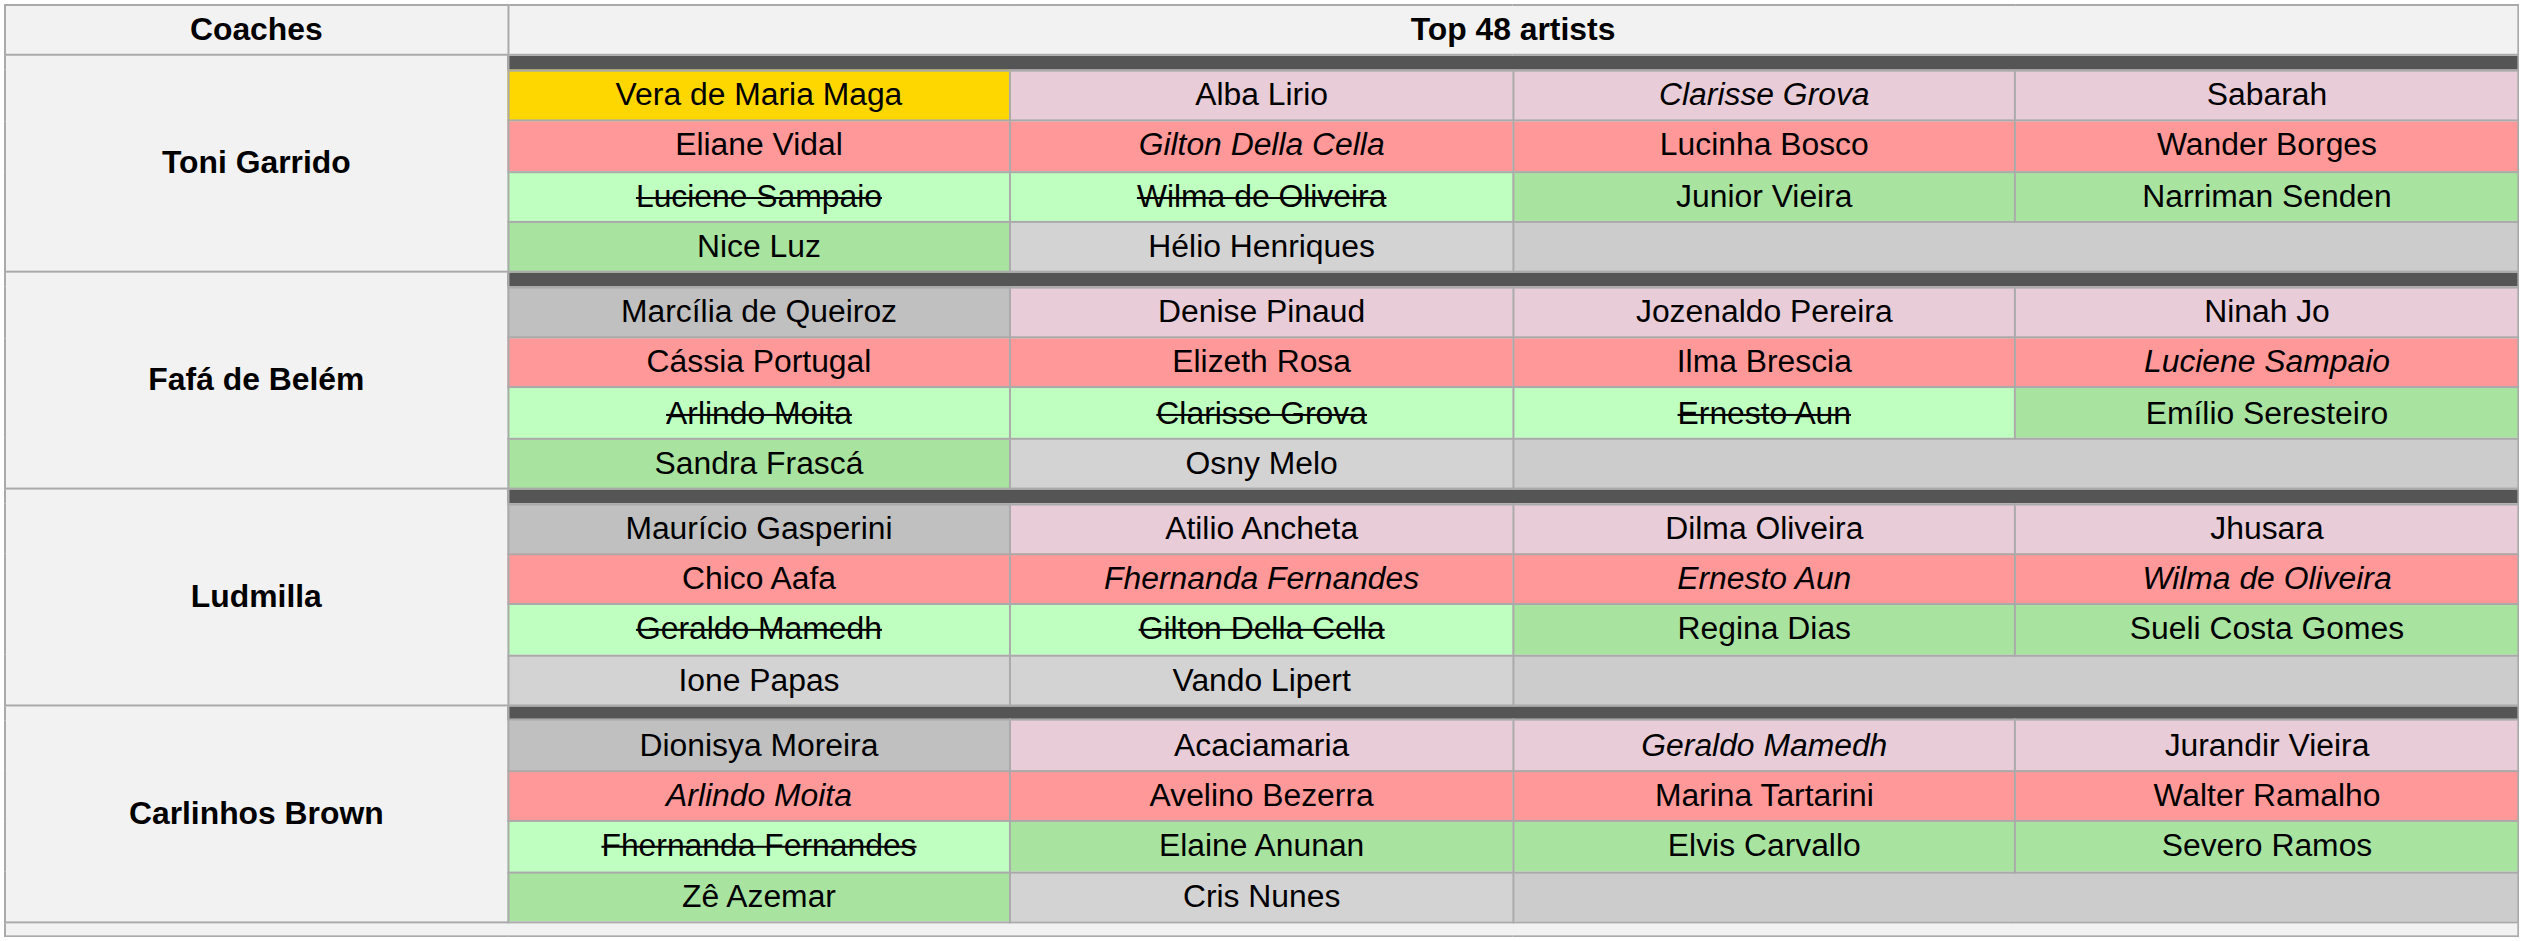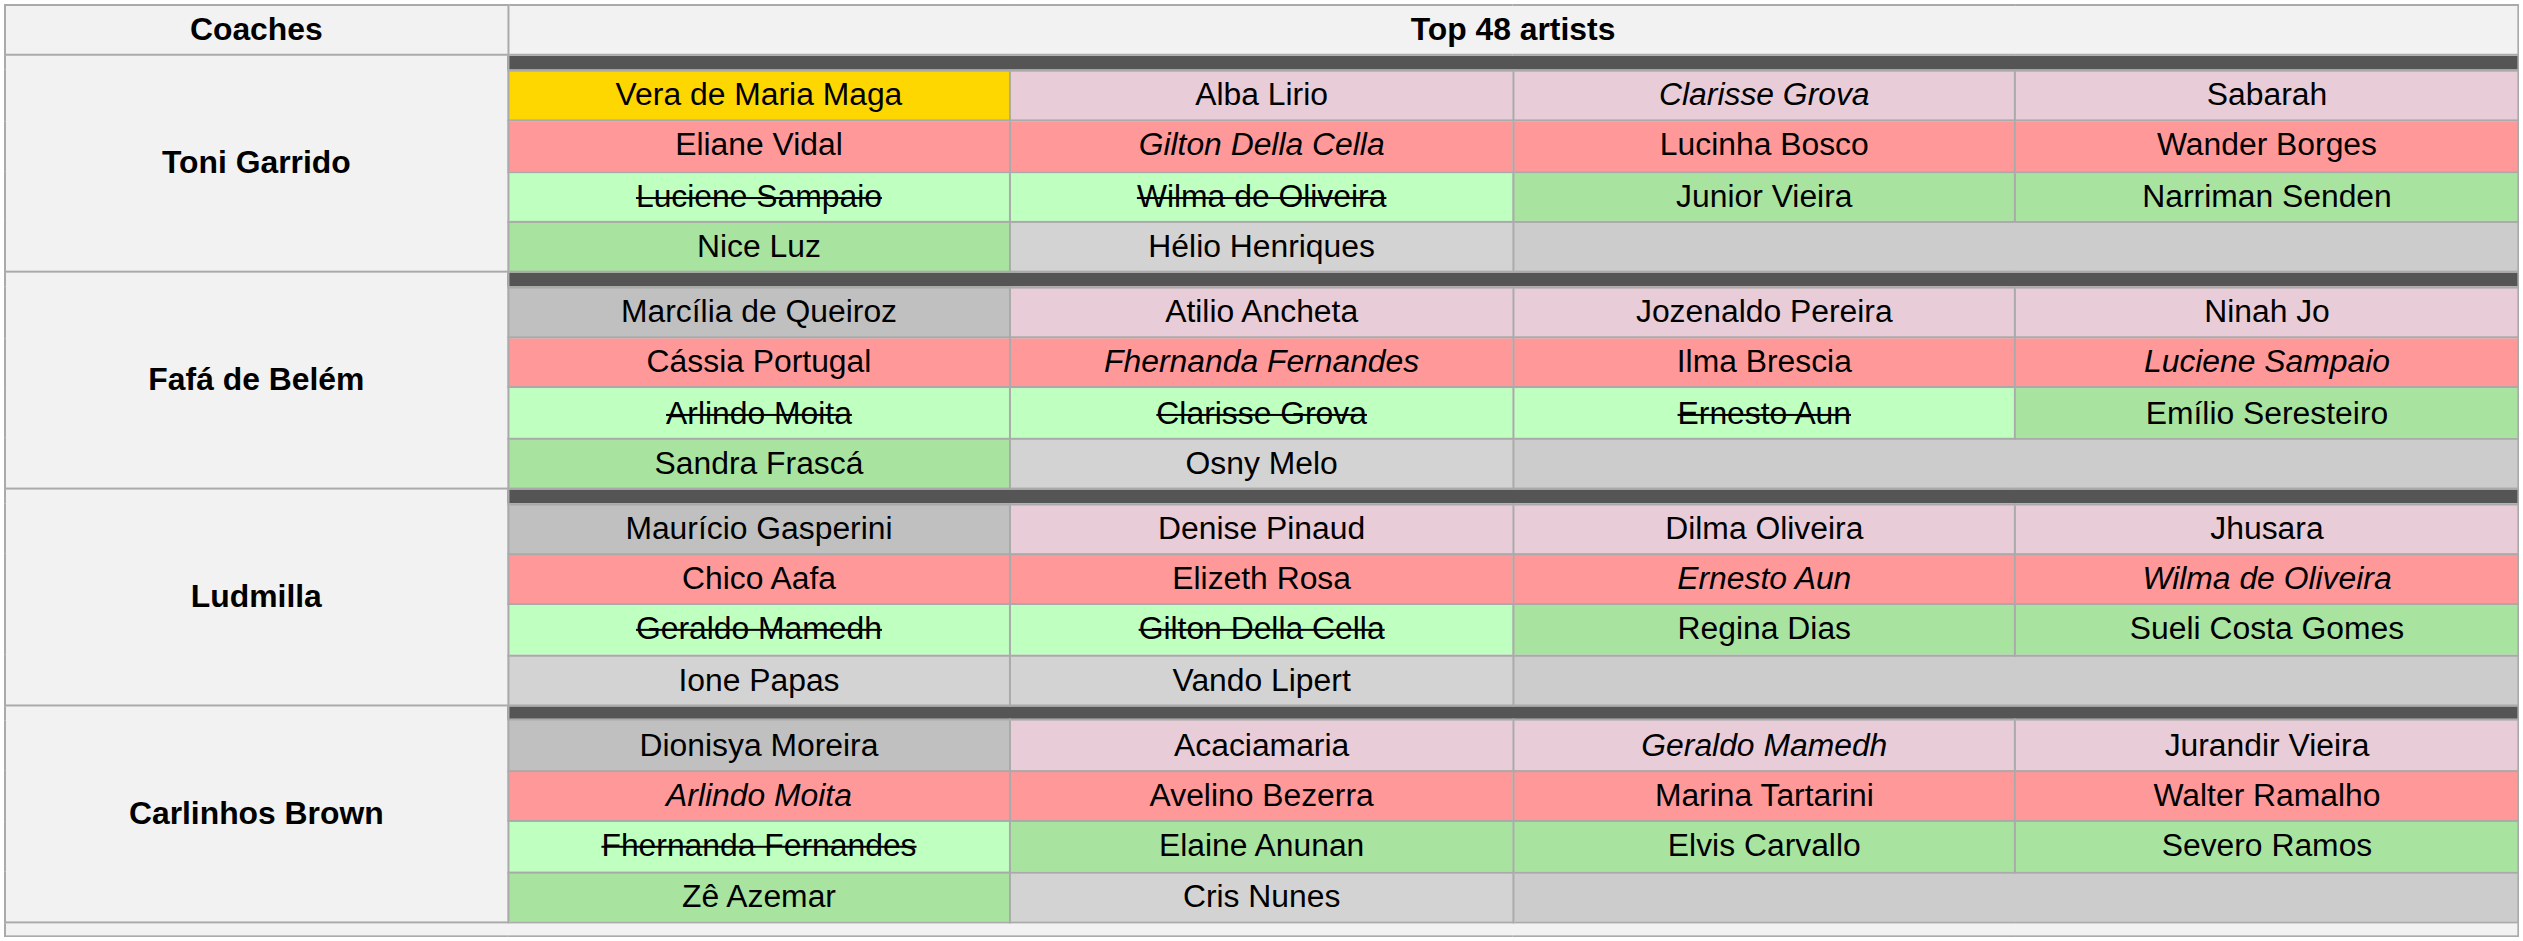(1262, 311) Denise Pinaud -> (1262, 311) Atilio Ancheta
(1262, 362) Elizeth Rosa -> (1262, 362) Fhernanda Fernandes
(1262, 528) Atilio Ancheta -> (1262, 528) Denise Pinaud
(1262, 578) Fhernanda Fernandes -> (1262, 578) Elizeth Rosa
